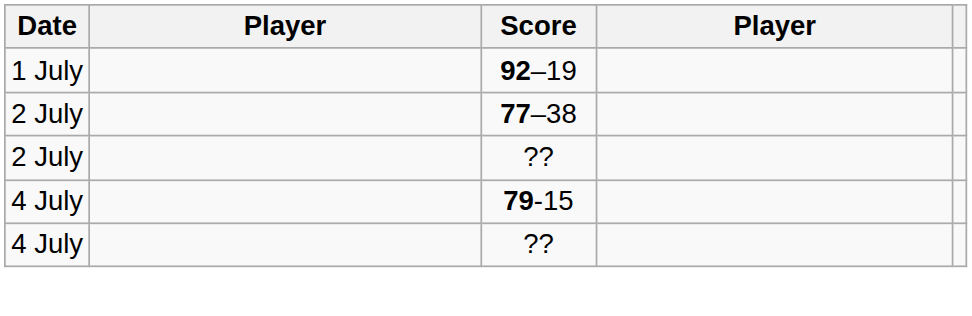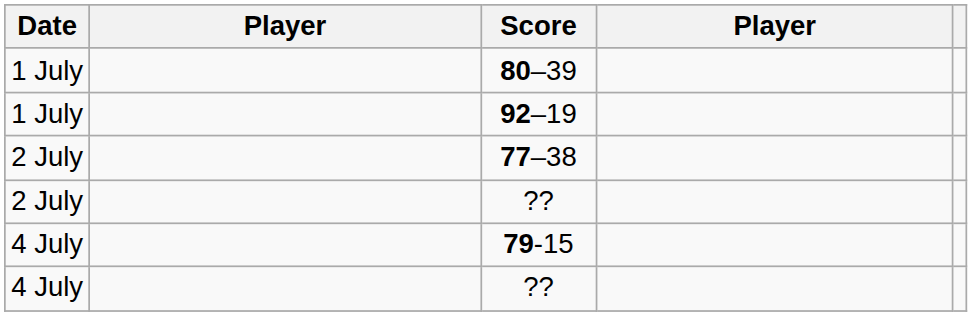+ row: (47, 69)
